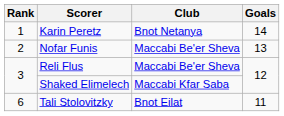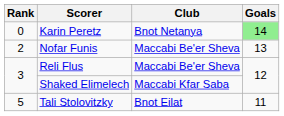(21, 31) 1 -> (21, 31) 0
(261, 31) no background -> (261, 31) lightgreen background
(21, 102) 6 -> (21, 102) 5
